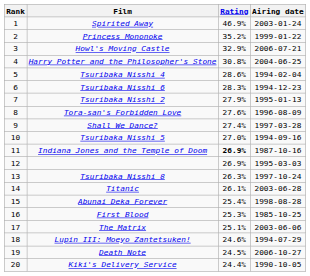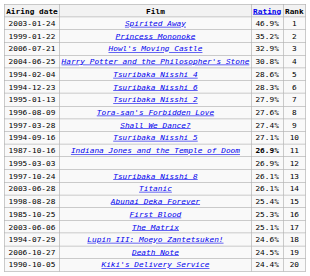columns swapped: (16, 11) <-> (278, 11)
(234, 138) 27.0% -> (267, 138) 27.1%
(234, 176) 26.3% -> (267, 176) 26.1%
